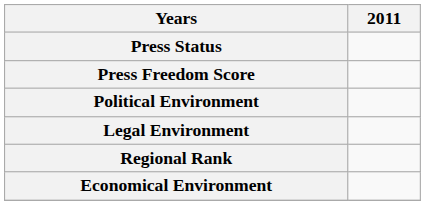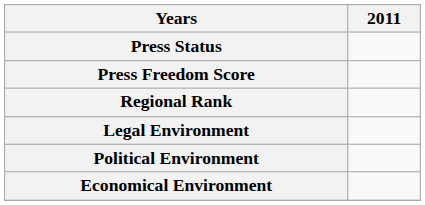rows swapped: (176, 158) <-> (176, 102)
